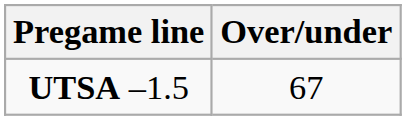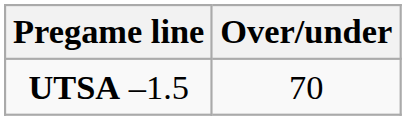(306, 86) 67 -> (306, 86) 70
